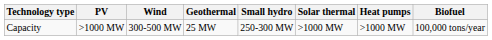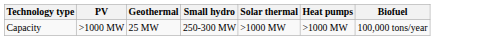- column: (155, 12)
